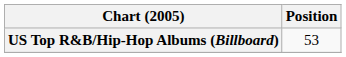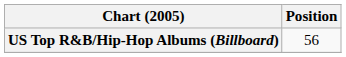(312, 40) 53 -> (312, 40) 56
